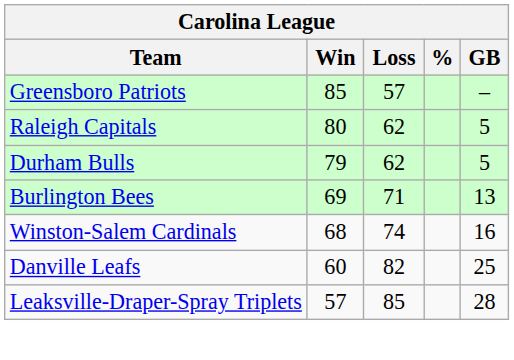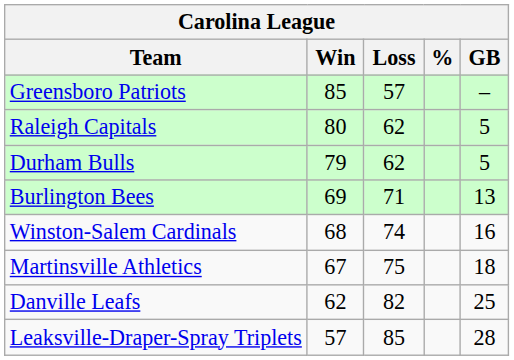+ row: (106, 267)
(335, 267) 60 -> (335, 302) 62
